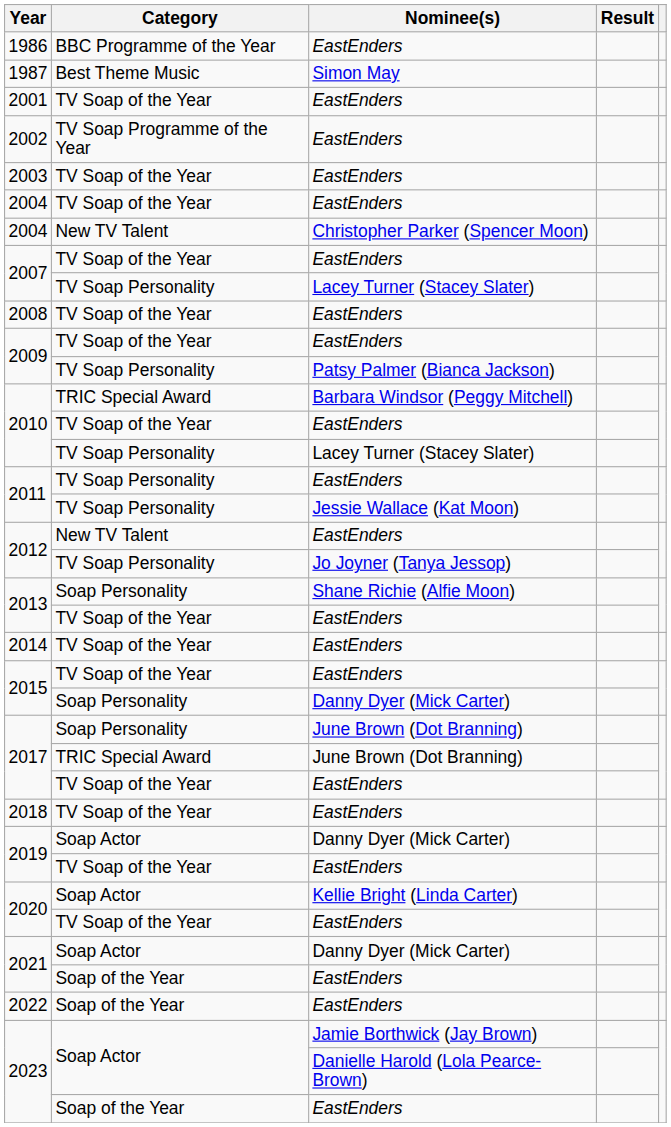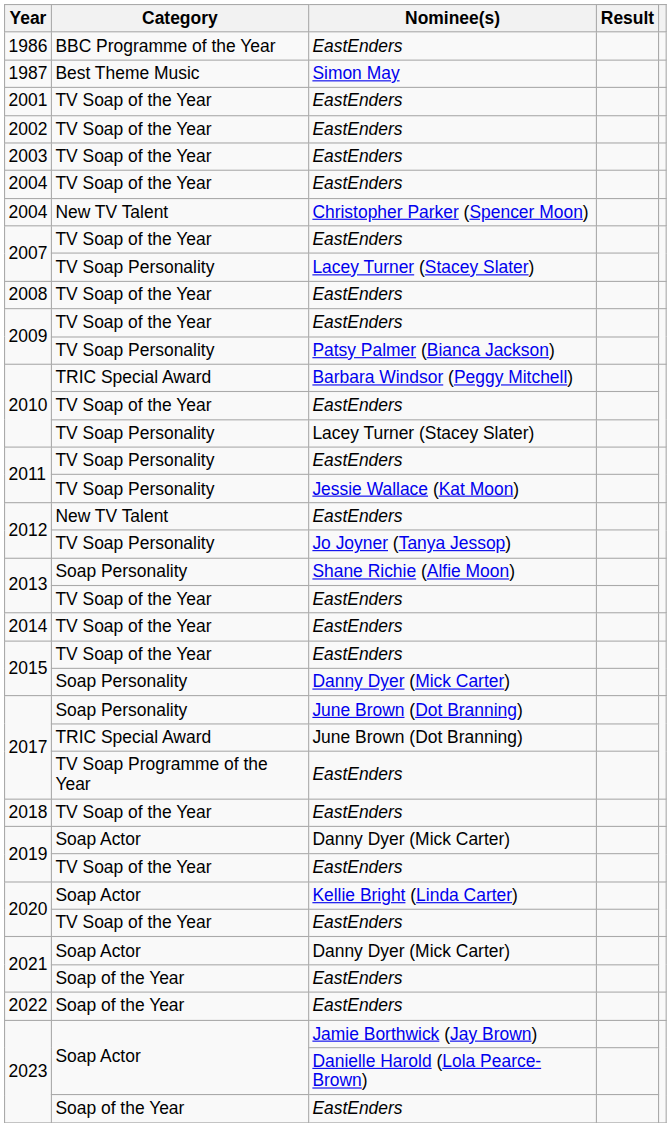(162, 138) TV Soap Programme of the Year -> (133, 128) TV Soap of the Year
(133, 784) TV Soap of the Year -> (162, 774) TV Soap Programme of the Year
